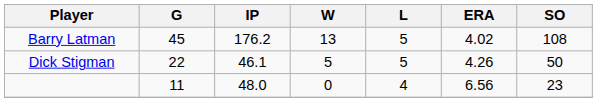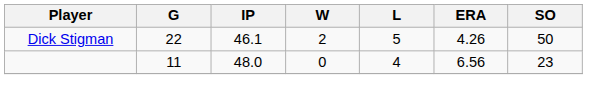- row: (72, 39)
(328, 62) 5 -> (322, 39) 2
